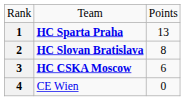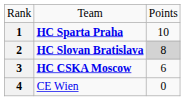(163, 31) 13 -> (163, 31) 10
(163, 50) no background -> (163, 50) lightgrey background
